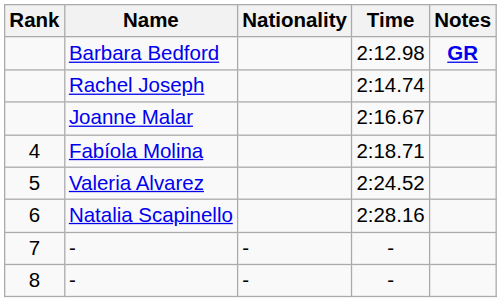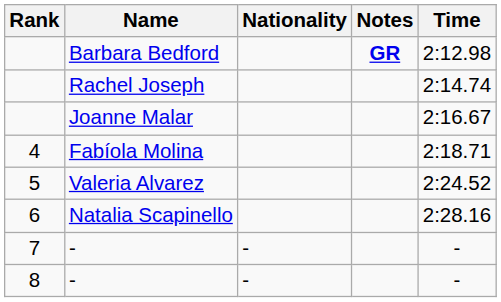columns swapped: (391, 20) <-> (463, 20)
